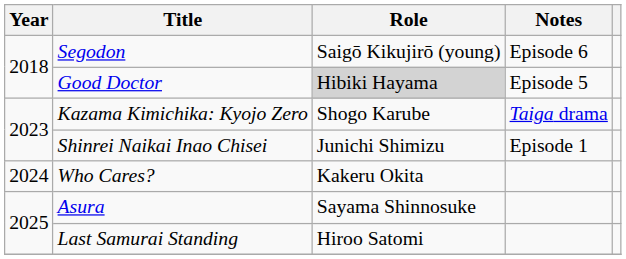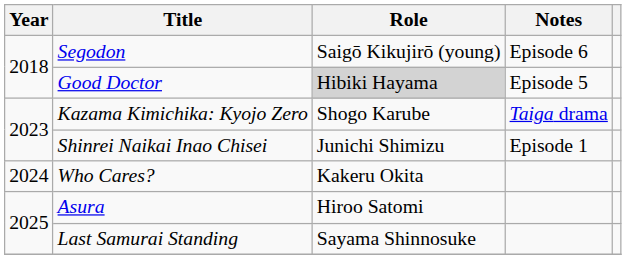(396, 207) Sayama Shinnosuke -> (370, 207) Hiroo Satomi
(370, 238) Hiroo Satomi -> (396, 238) Sayama Shinnosuke
